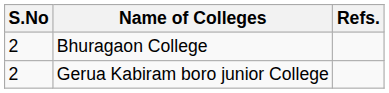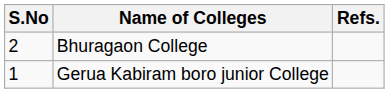(14, 74) 2 -> (14, 74) 1
